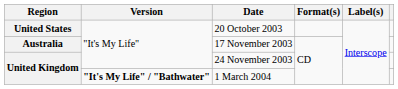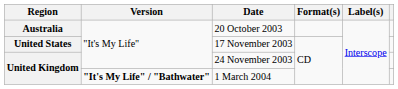(43, 28) United States -> (43, 28) Australia
(43, 44) Australia -> (43, 44) United States
